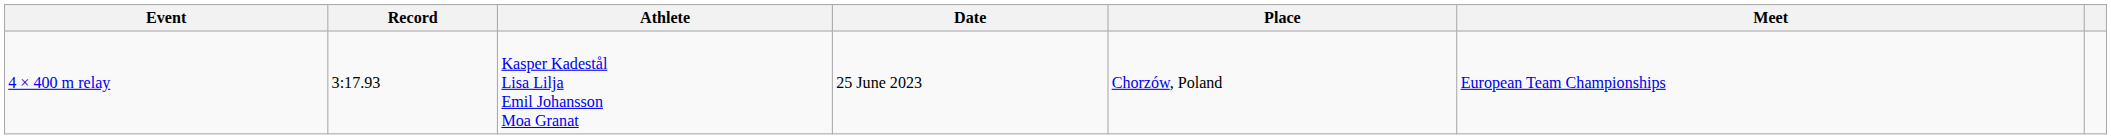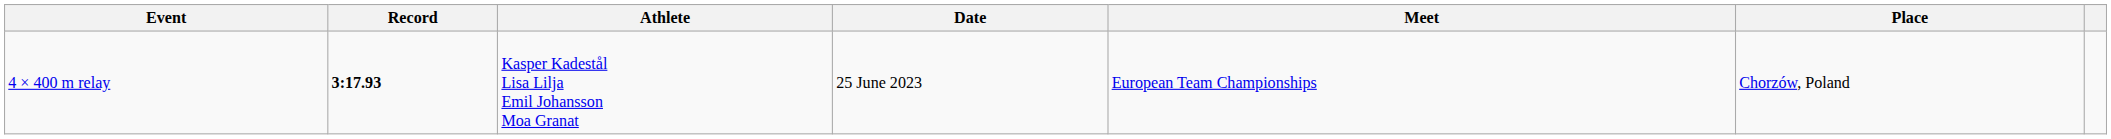columns swapped: (1771, 17) <-> (1282, 17)
(356, 82) normal -> (356, 82) bold
